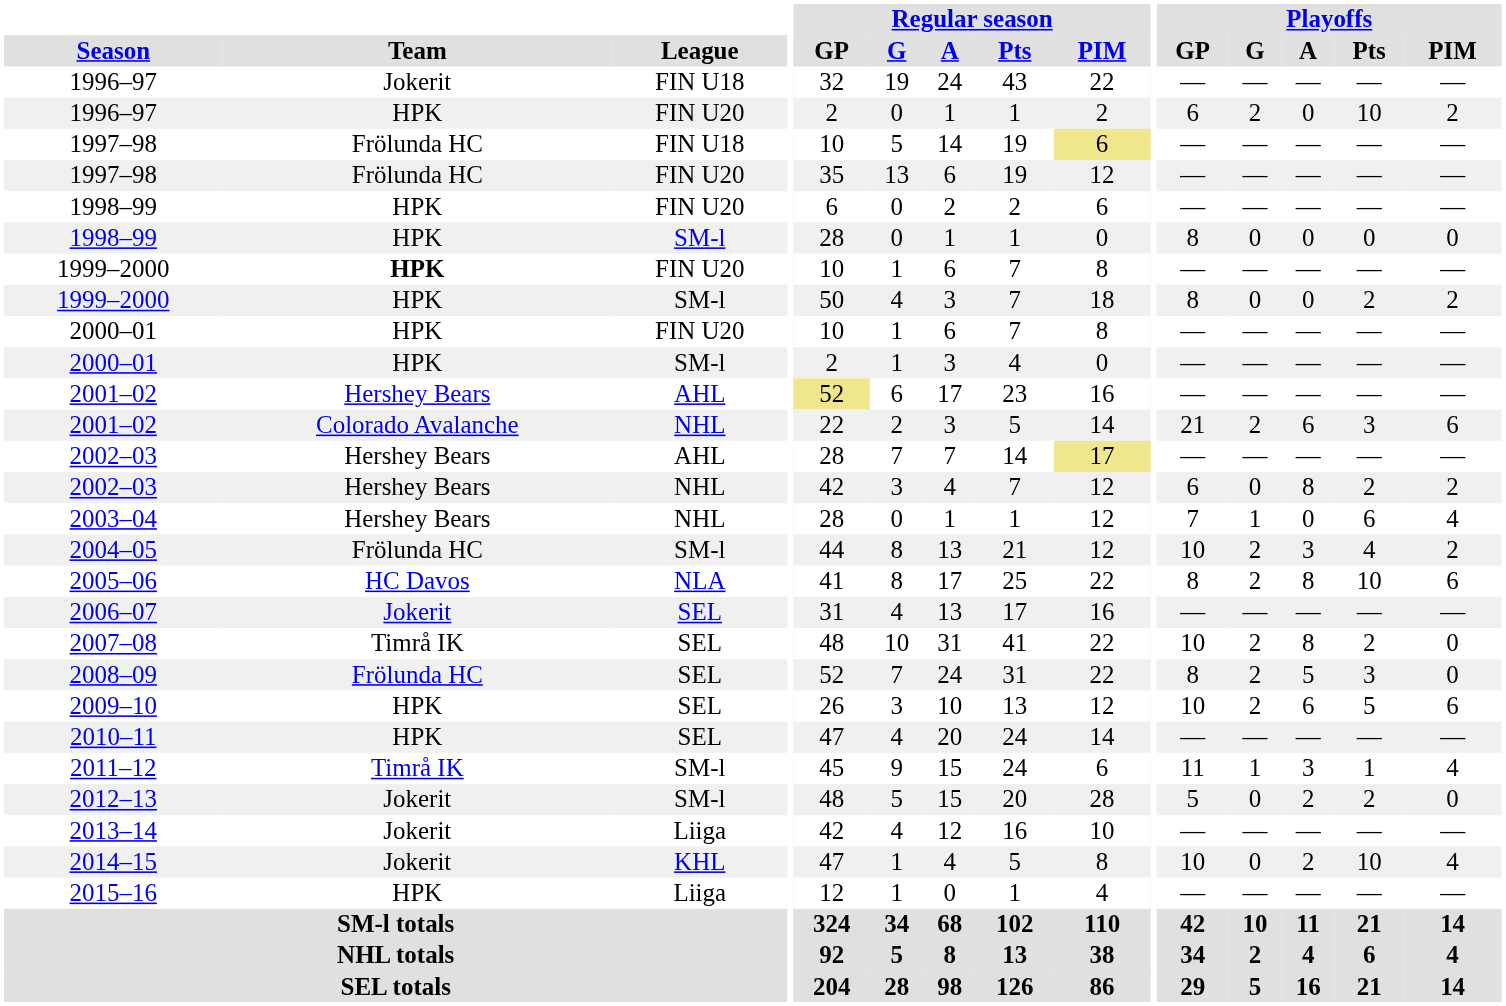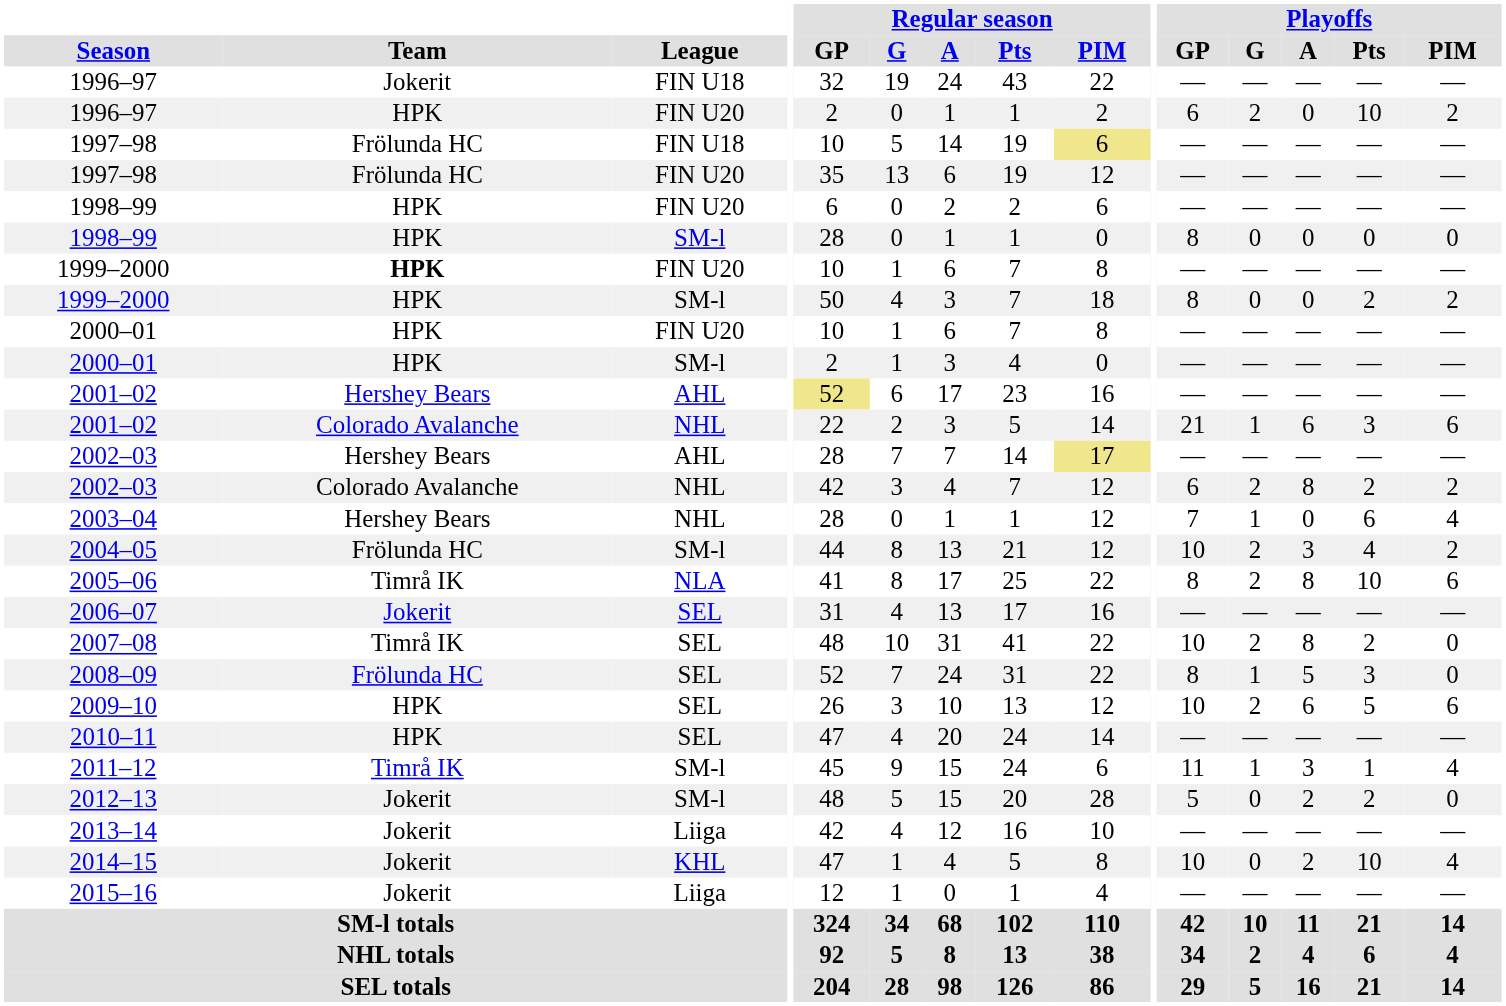(1255, 424) 2 -> (1255, 424) 1
(417, 487) Hershey Bears -> (417, 487) Colorado Avalanche
(1255, 487) 0 -> (1255, 487) 2
(417, 580) HC Davos -> (417, 580) Timrå IK
(1255, 674) 2 -> (1255, 674) 1
(417, 892) HPK -> (417, 892) Jokerit
